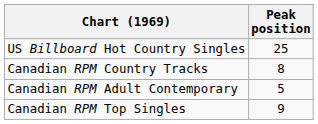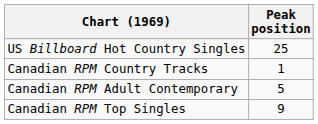(281, 69) 8 -> (281, 69) 1
